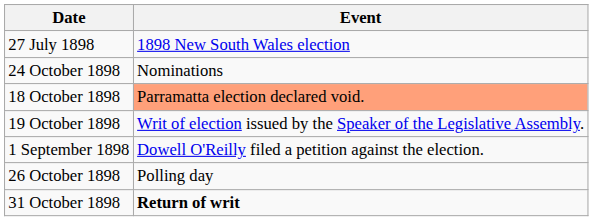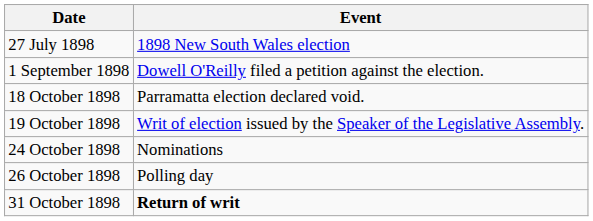rows swapped: (69, 149) <-> (64, 70)
(251, 96) lightsalmon background -> (251, 96) no background
